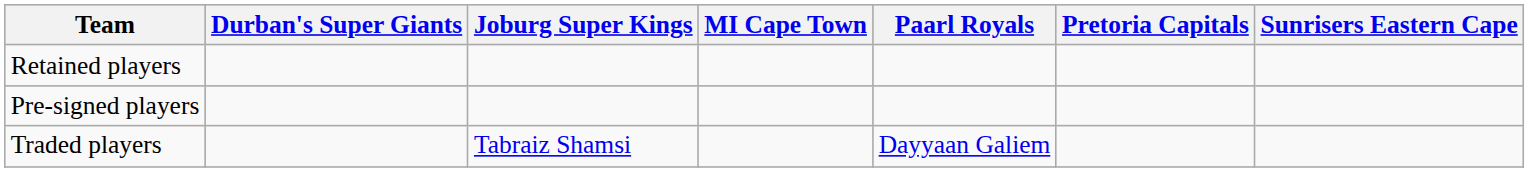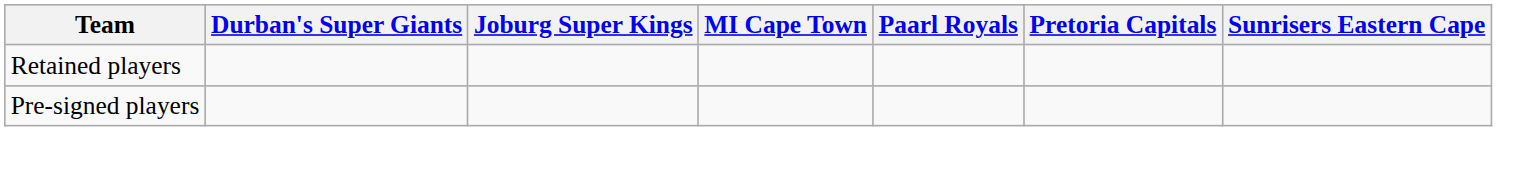- row: (86, 145)
